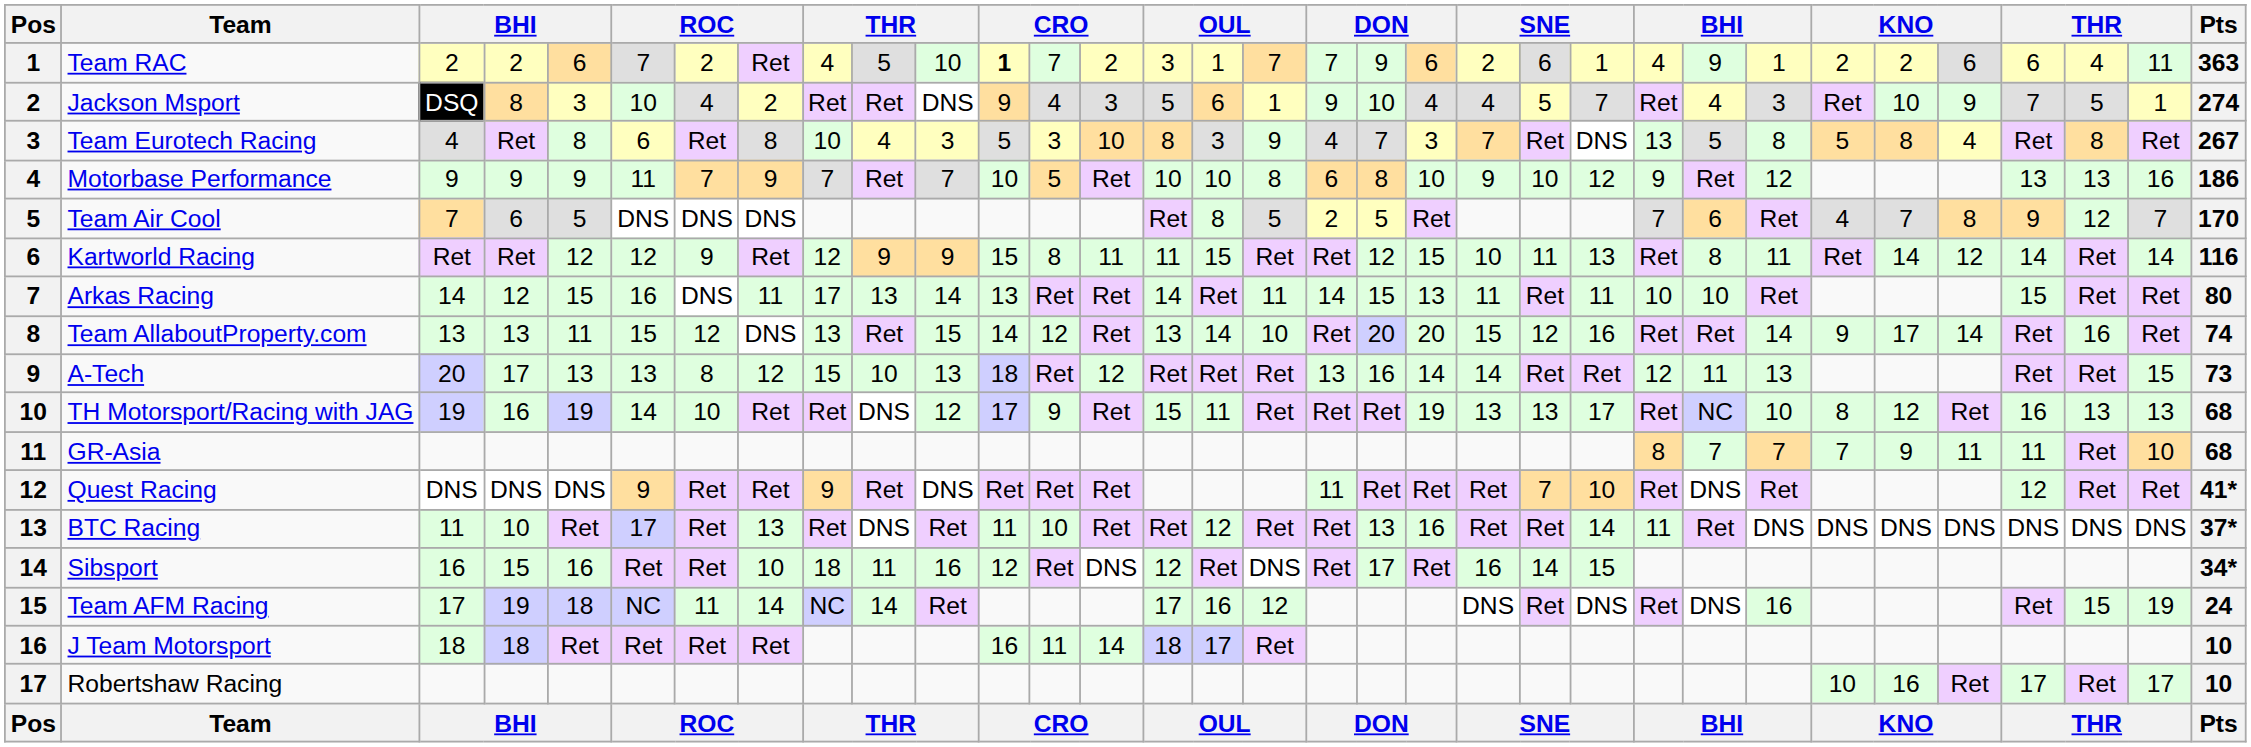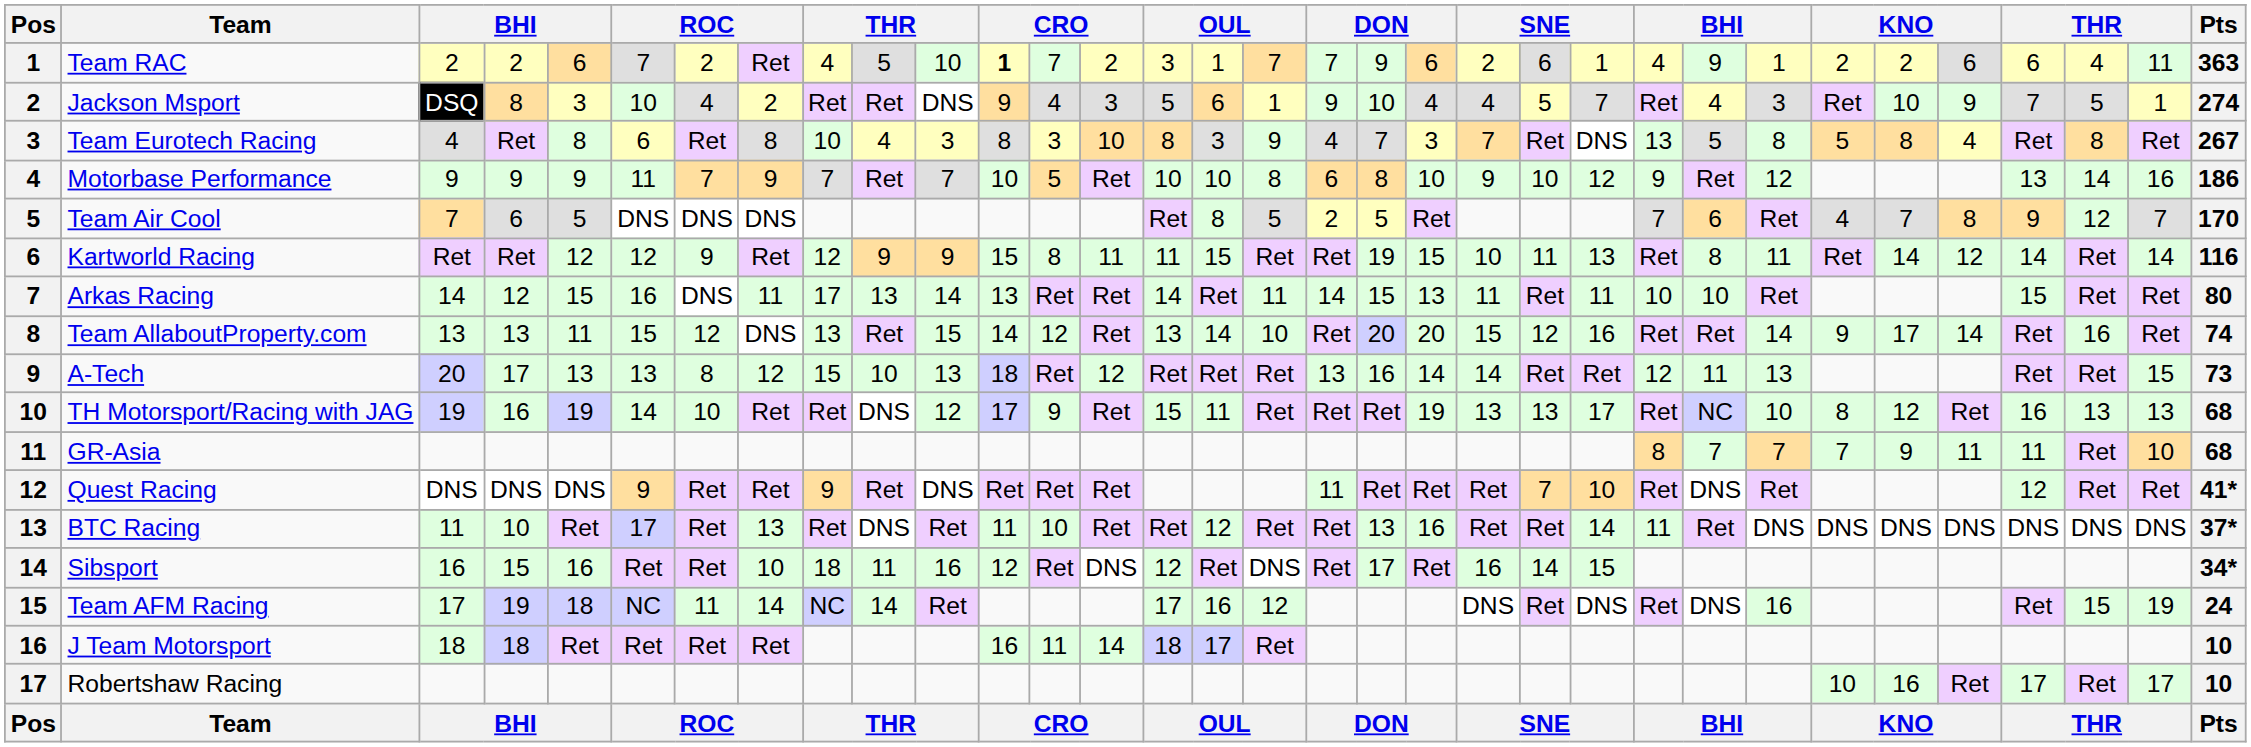(1004, 140) 5 -> (1004, 140) 8
(2097, 179) 13 -> (2097, 179) 14
(1381, 257) 12 -> (1381, 257) 19
